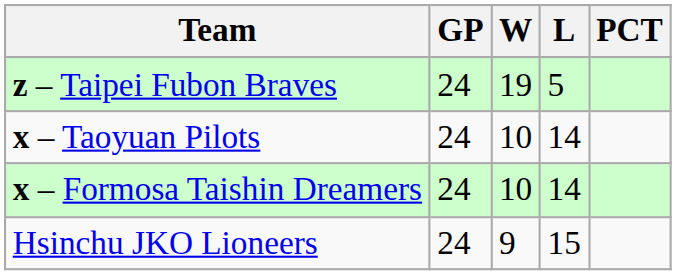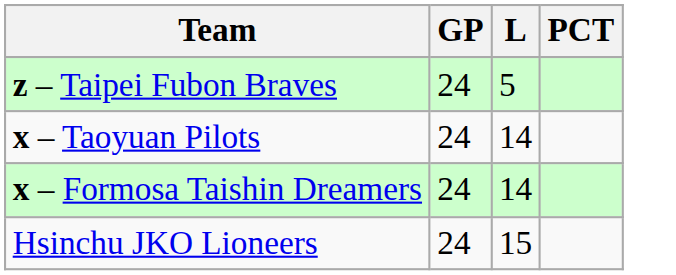- column: (516, 30)
